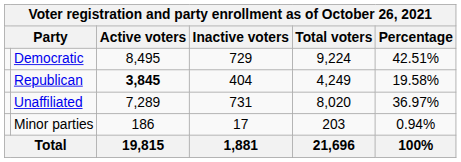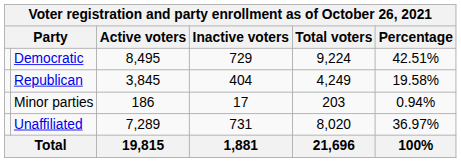(143, 80) bold -> (143, 80) normal
rows swapped: (48, 102) <-> (54, 124)
